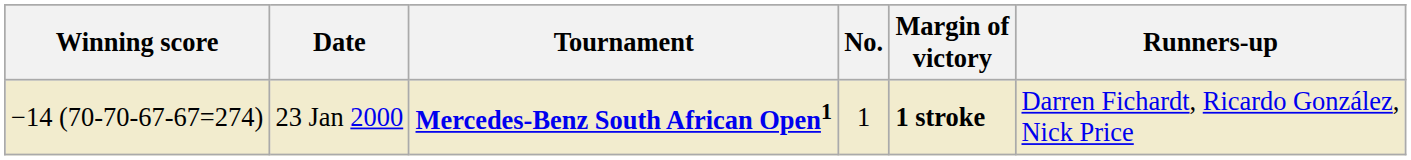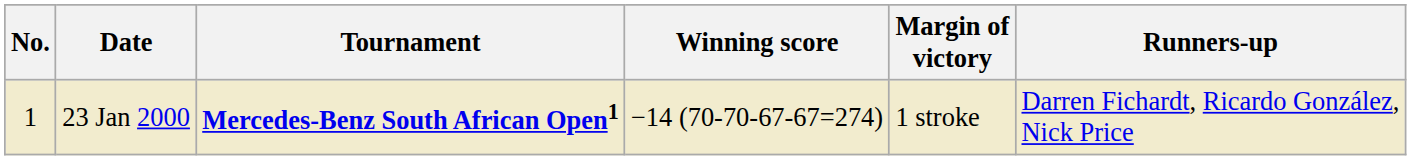columns swapped: (864, 42) <-> (137, 42)
(940, 117) bold -> (938, 117) normal
